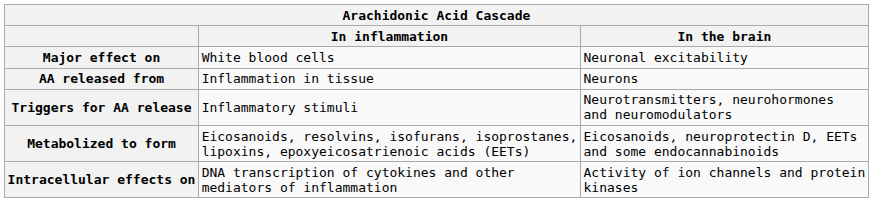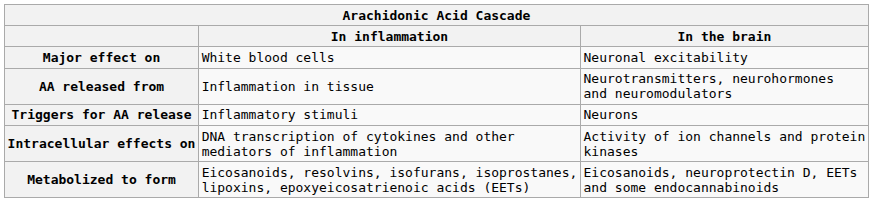(611, 79) Neurons -> (709, 86) Neurotransmitters, neurohormones and neuromodulators
(709, 107) Neurotransmitters, neurohormones and neuromodulators -> (611, 115) Neurons
rows swapped: (102, 180) <-> (102, 144)
